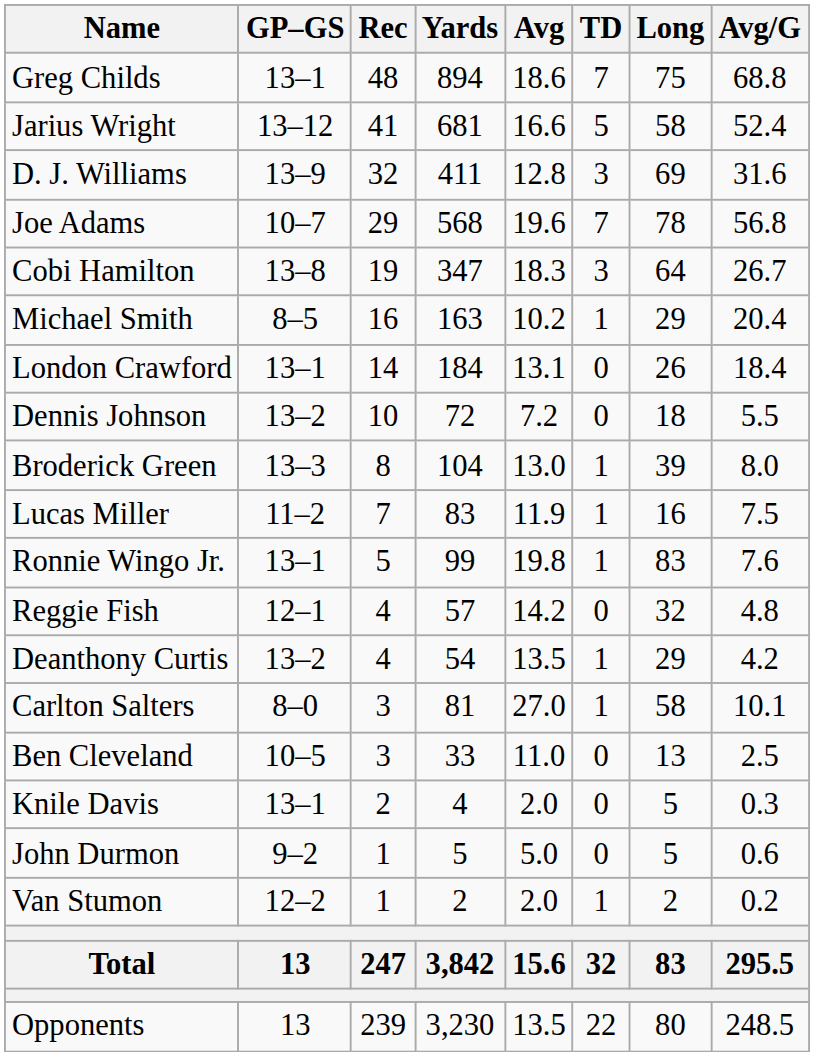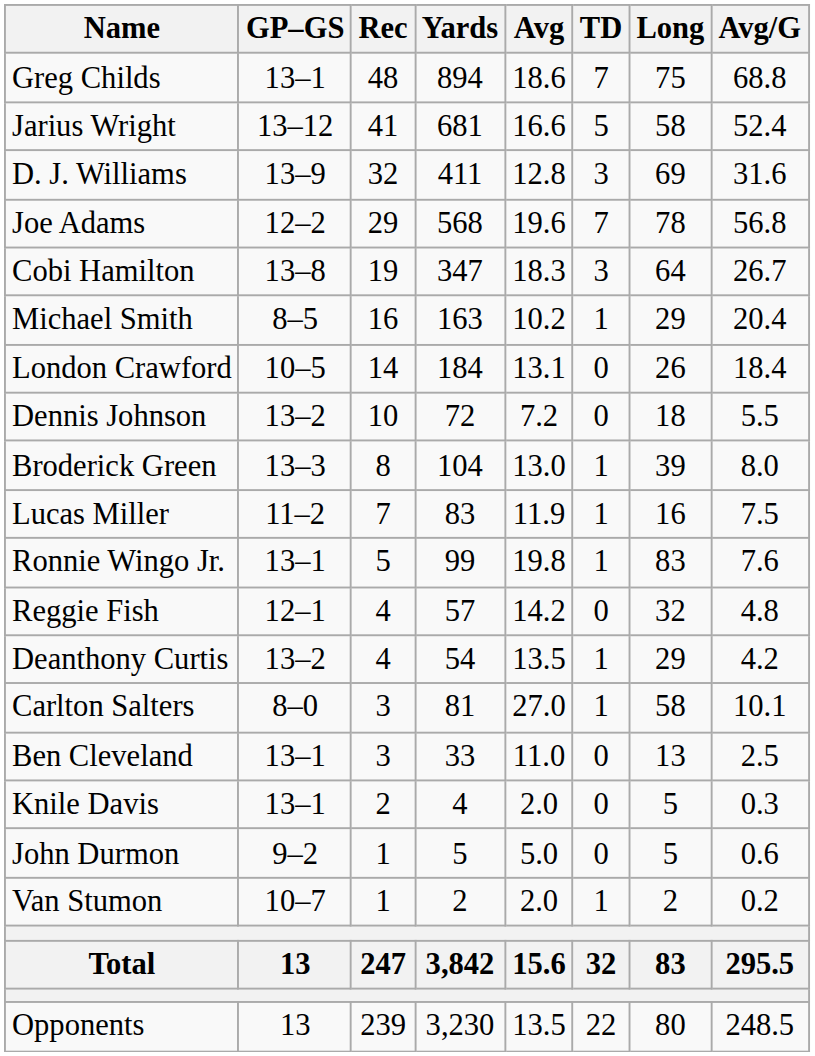(295, 222) 10–7 -> (295, 222) 12–2
(295, 367) 13–1 -> (295, 367) 10–5
(295, 755) 10–5 -> (295, 755) 13–1
(295, 901) 12–2 -> (295, 901) 10–7
